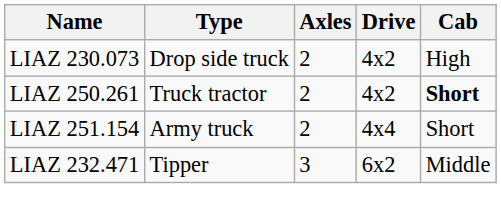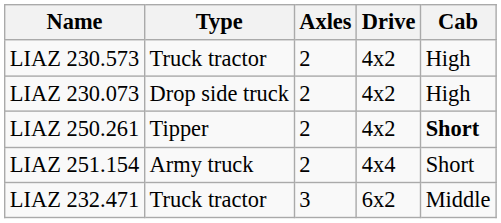+ row: (75, 57)
(208, 93) Truck tractor -> (179, 128) Tipper
(179, 164) Tipper -> (208, 199) Truck tractor
